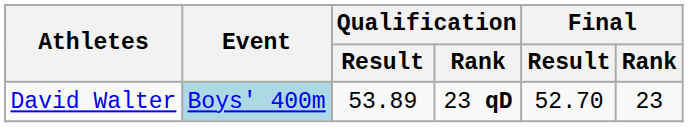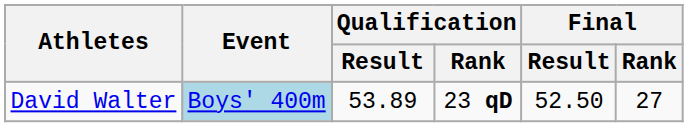(569, 101) 52.70 -> (569, 101) 52.50
(649, 101) 23 -> (649, 101) 27
